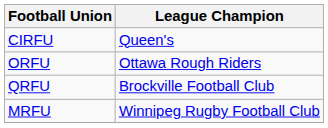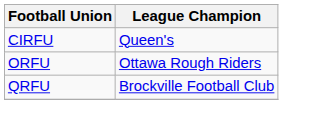- row: (29, 110)
